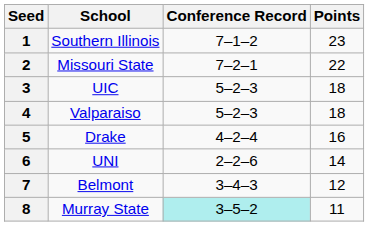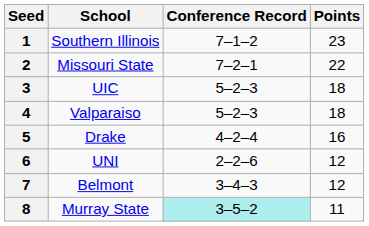(337, 161) 14 -> (337, 161) 12
